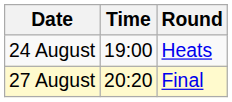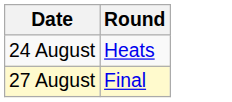- column: (128, 19)
